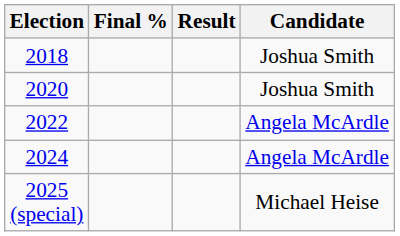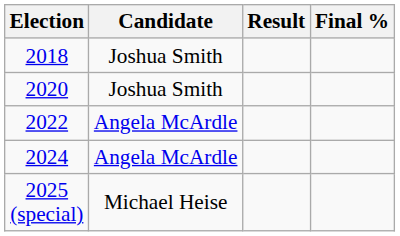columns swapped: (317, 21) <-> (131, 21)
